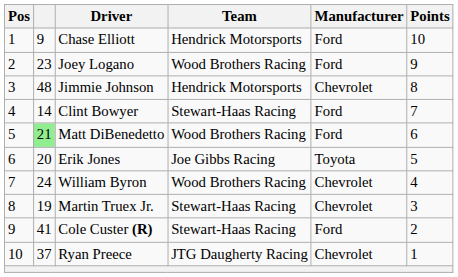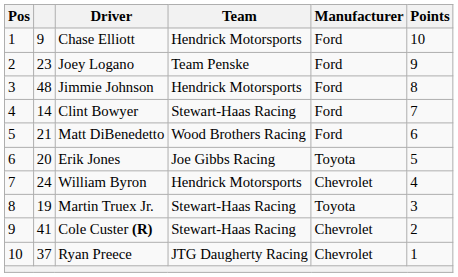(238, 63) Wood Brothers Racing -> (210, 63) Team Penske
(344, 87) Chevrolet -> (329, 87) Ford
(44, 134) lightgreen background -> (44, 134) no background
(238, 182) Wood Brothers Racing -> (236, 182) Hendrick Motorsports
(344, 205) Chevrolet -> (335, 205) Toyota
(329, 229) Ford -> (344, 229) Chevrolet
